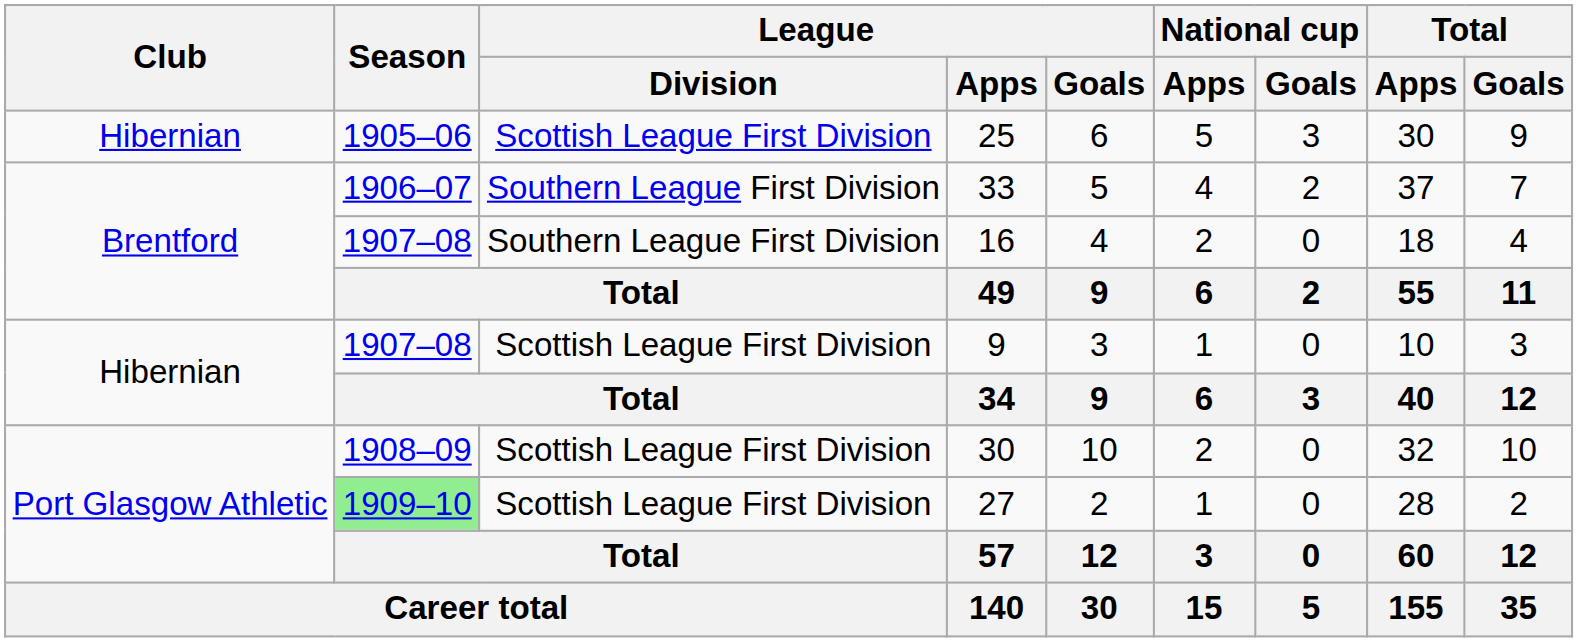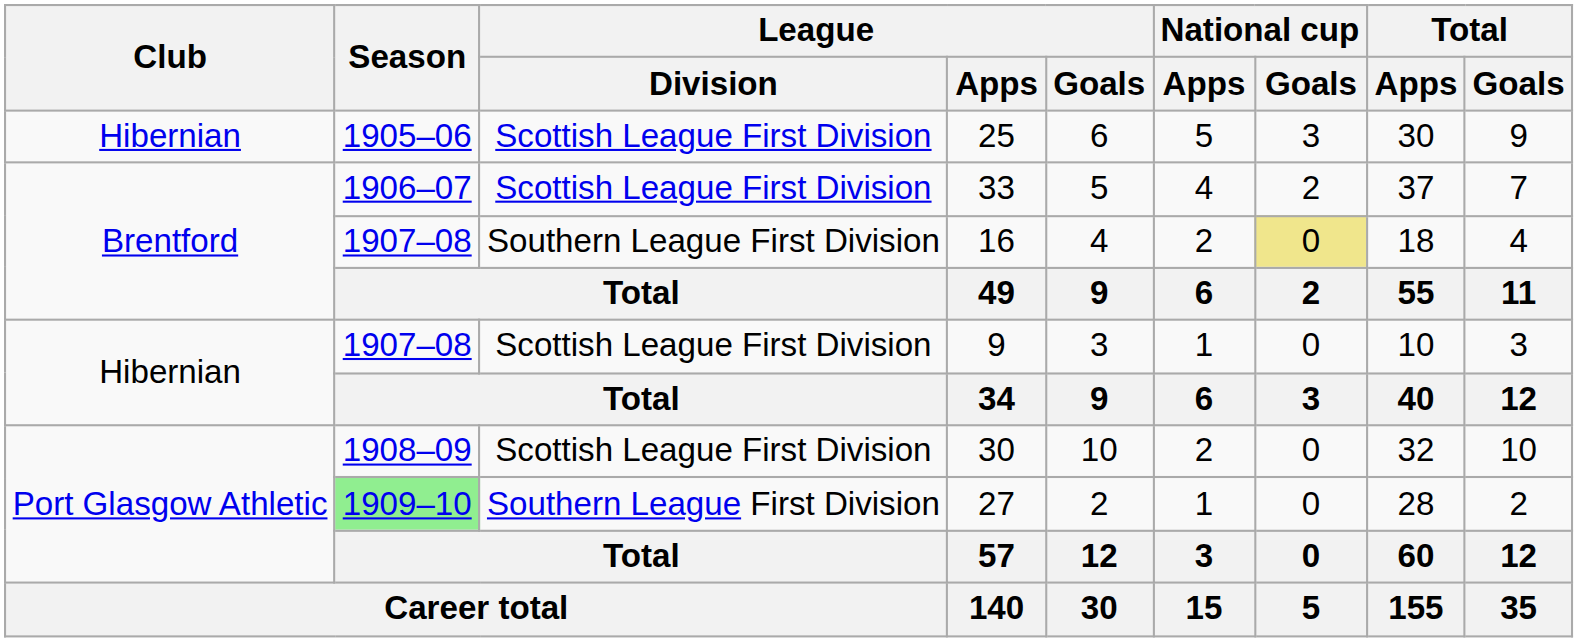(713, 188) Southern League First Division -> (713, 188) Scottish League First Division
(1311, 240) no background -> (1311, 240) khaki background
(713, 503) Scottish League First Division -> (713, 503) Southern League First Division
